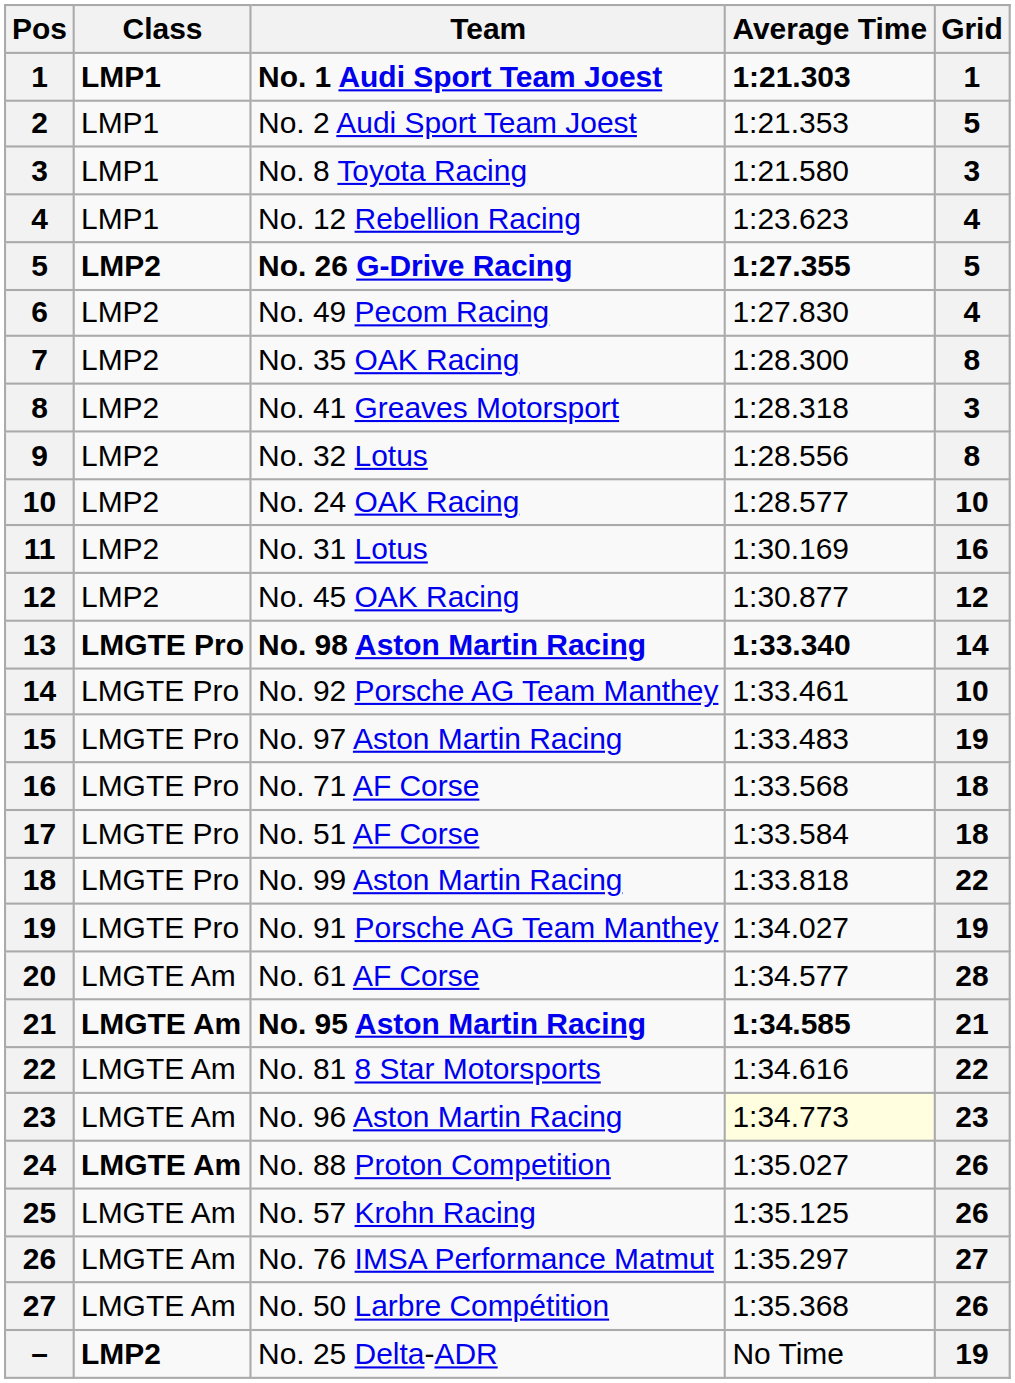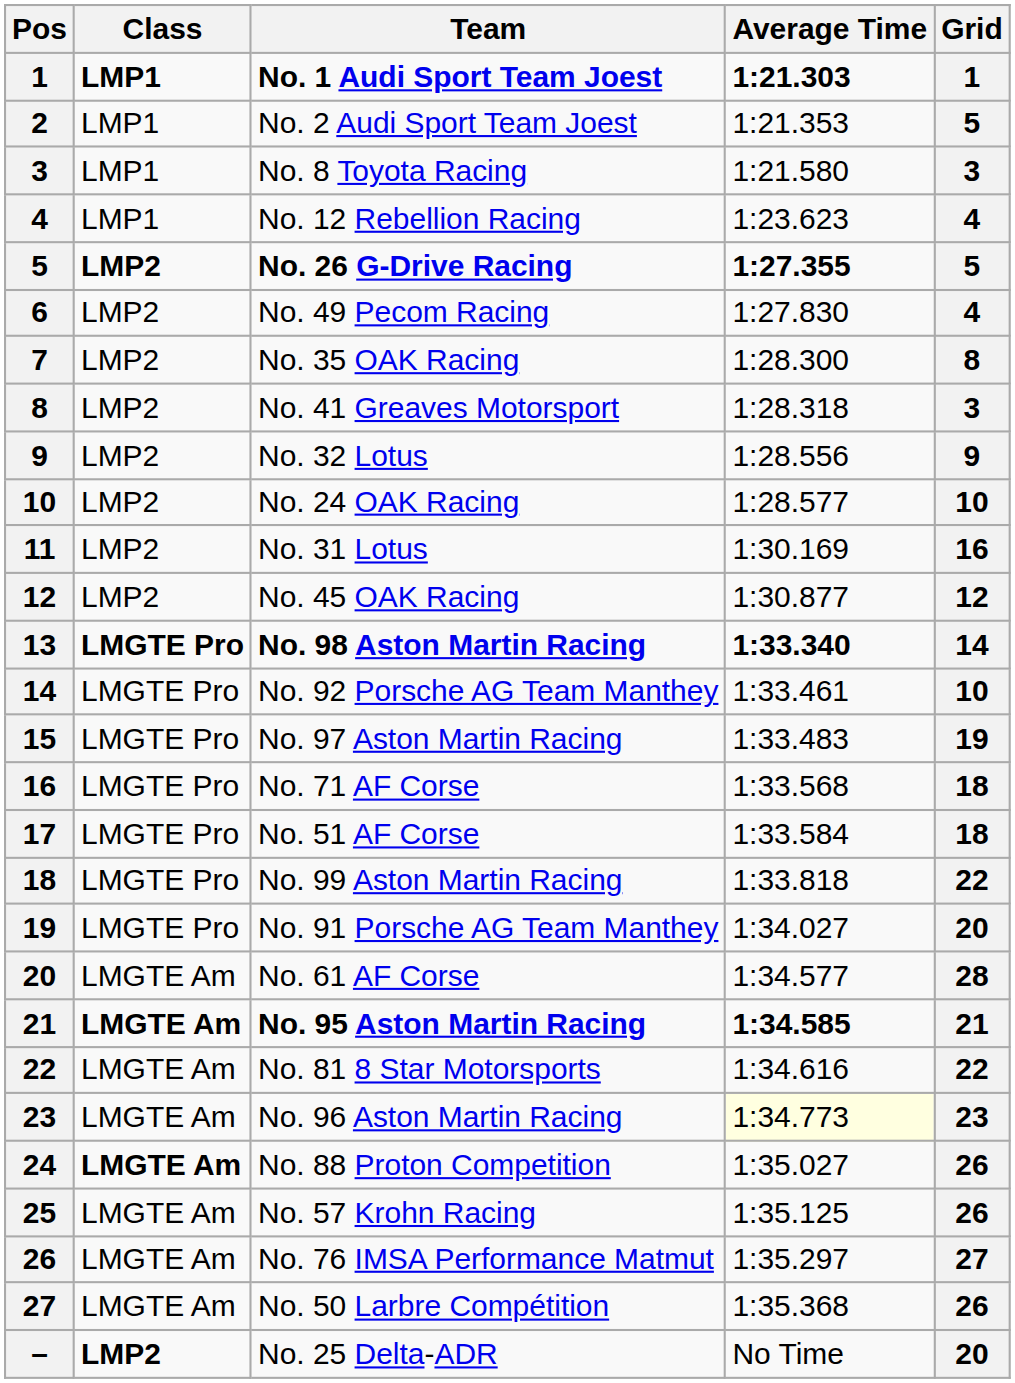(972, 455) 8 -> (972, 455) 9
(972, 928) 19 -> (972, 928) 20
(972, 1354) 19 -> (972, 1354) 20
